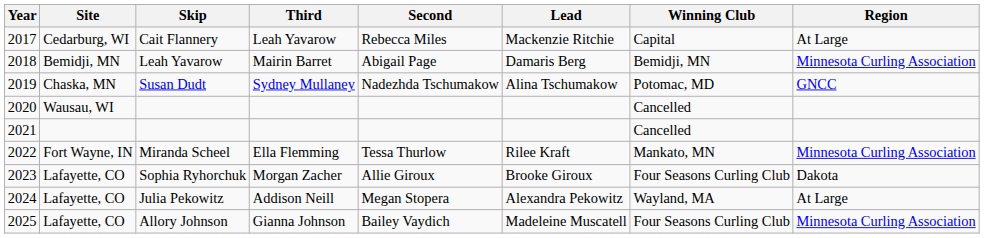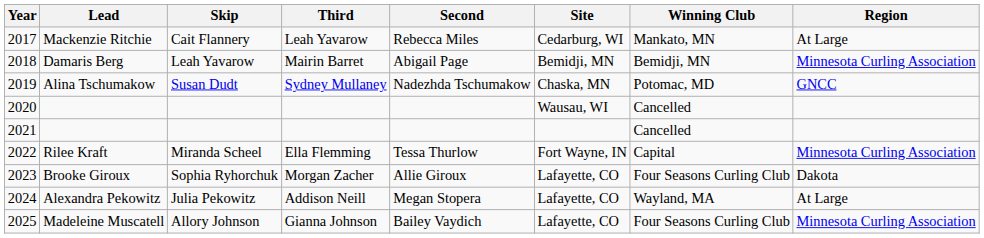columns swapped: (88, 15) <-> (566, 15)
(654, 38) Capital -> (674, 38) Mankato, MN
(674, 152) Mankato, MN -> (654, 152) Capital
